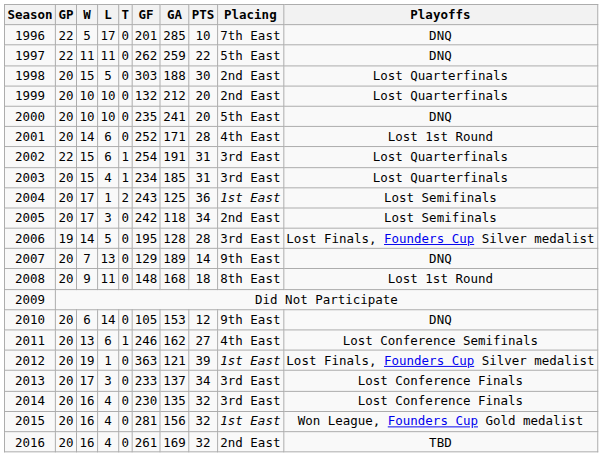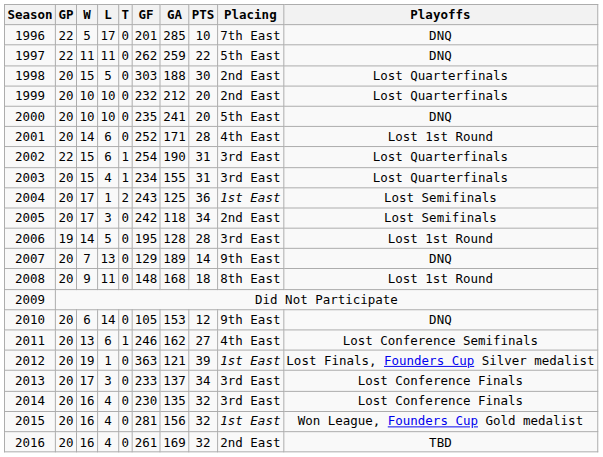(146, 96) 132 -> (146, 96) 232
(175, 157) 191 -> (175, 157) 190
(175, 177) 185 -> (175, 177) 155
(440, 238) Lost Finals, Founders Cup Silver medalist -> (440, 238) Lost 1st Round
